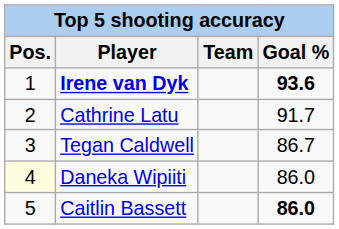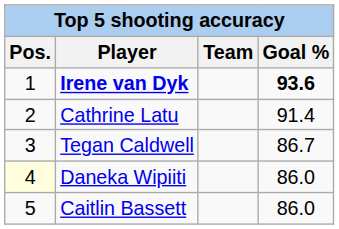(296, 114) 91.7 -> (296, 114) 91.4
(296, 208) bold -> (296, 208) normal
